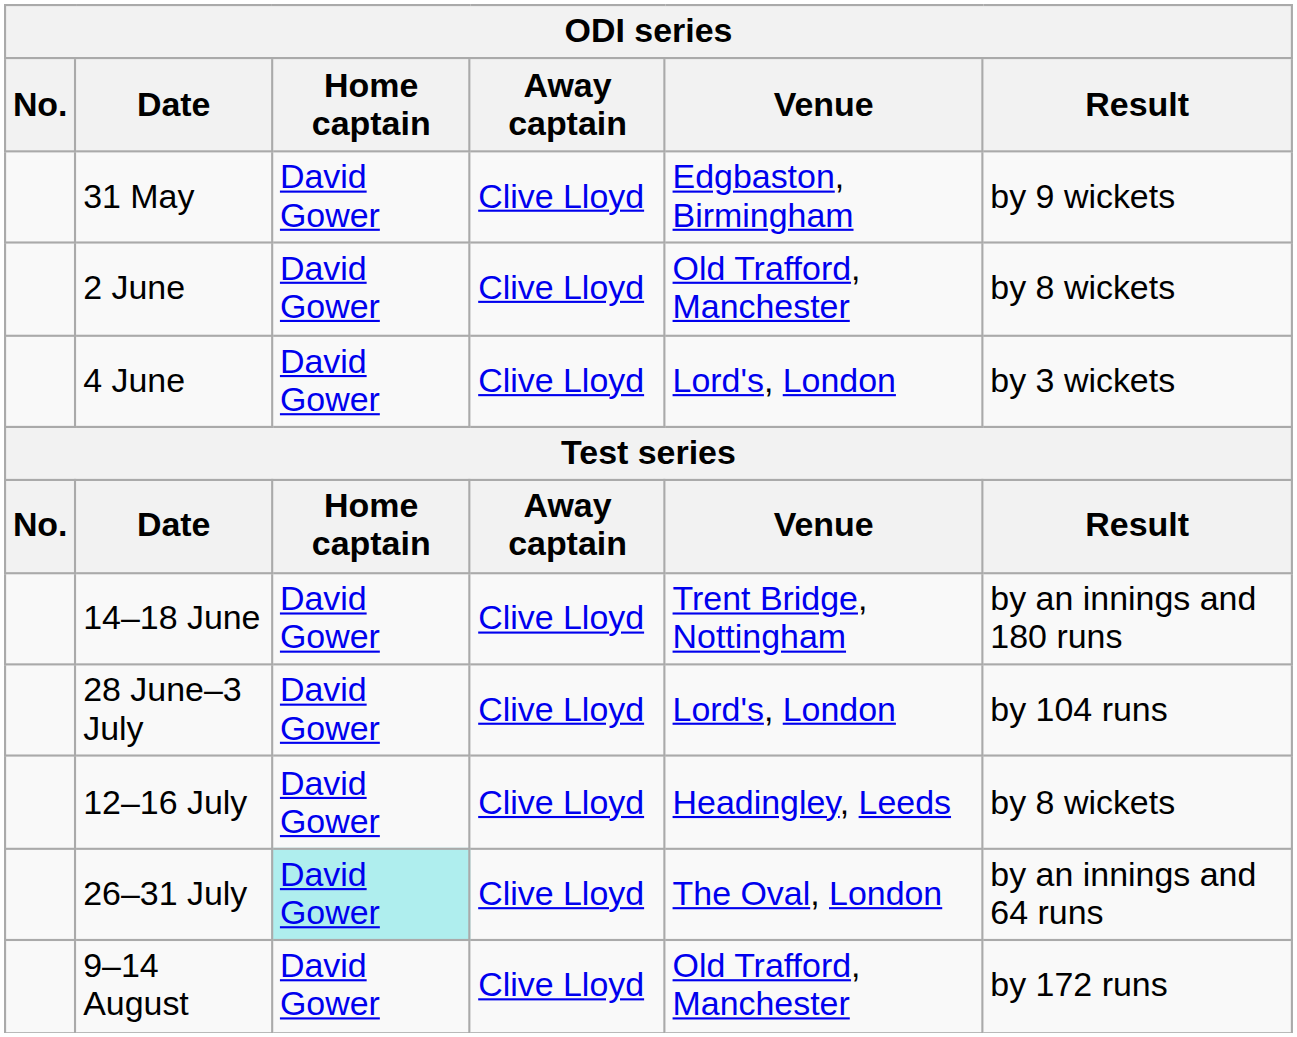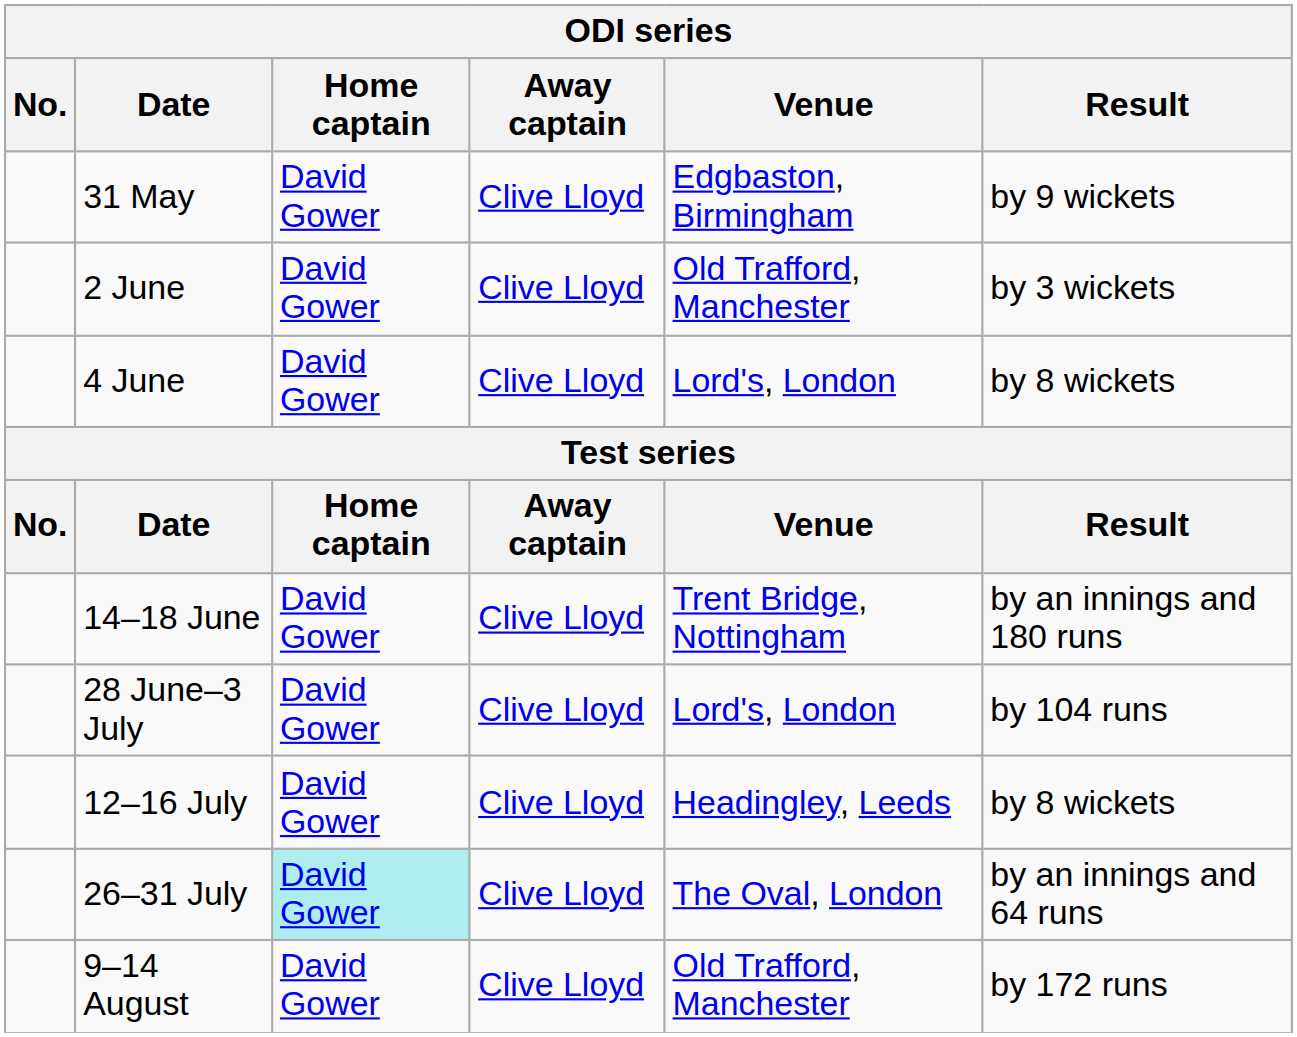(1083, 288) by 8 wickets -> (1083, 288) by 3 wickets
(1083, 380) by 3 wickets -> (1083, 380) by 8 wickets
